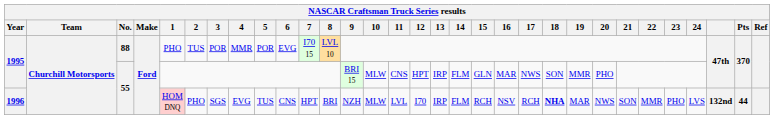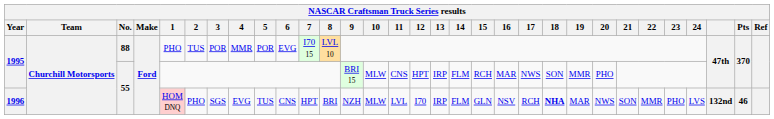(483, 74) GLN -> (483, 74) RCH
(483, 101) RCH -> (483, 101) GLN
(743, 101) 44 -> (743, 101) 46
